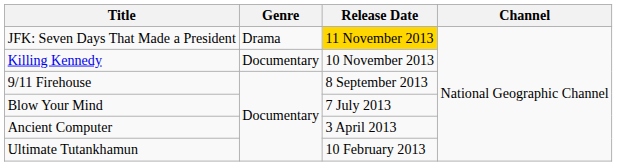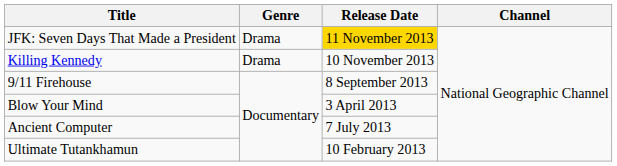(281, 60) Documentary -> (261, 60) Drama
(358, 104) 7 July 2013 -> (361, 104) 3 April 2013
(361, 127) 3 April 2013 -> (358, 127) 7 July 2013
